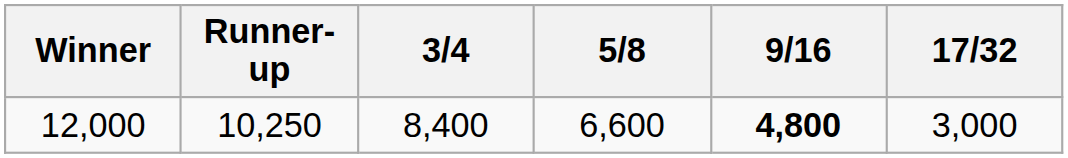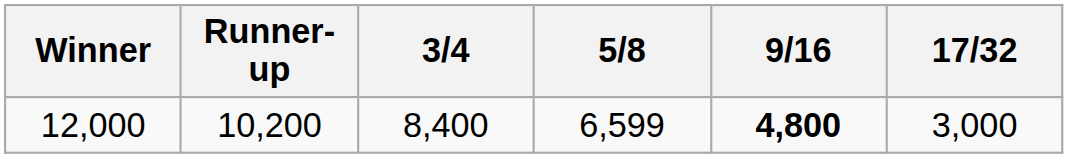(269, 124) 10,250 -> (269, 124) 10,200
(622, 124) 6,600 -> (622, 124) 6,599
